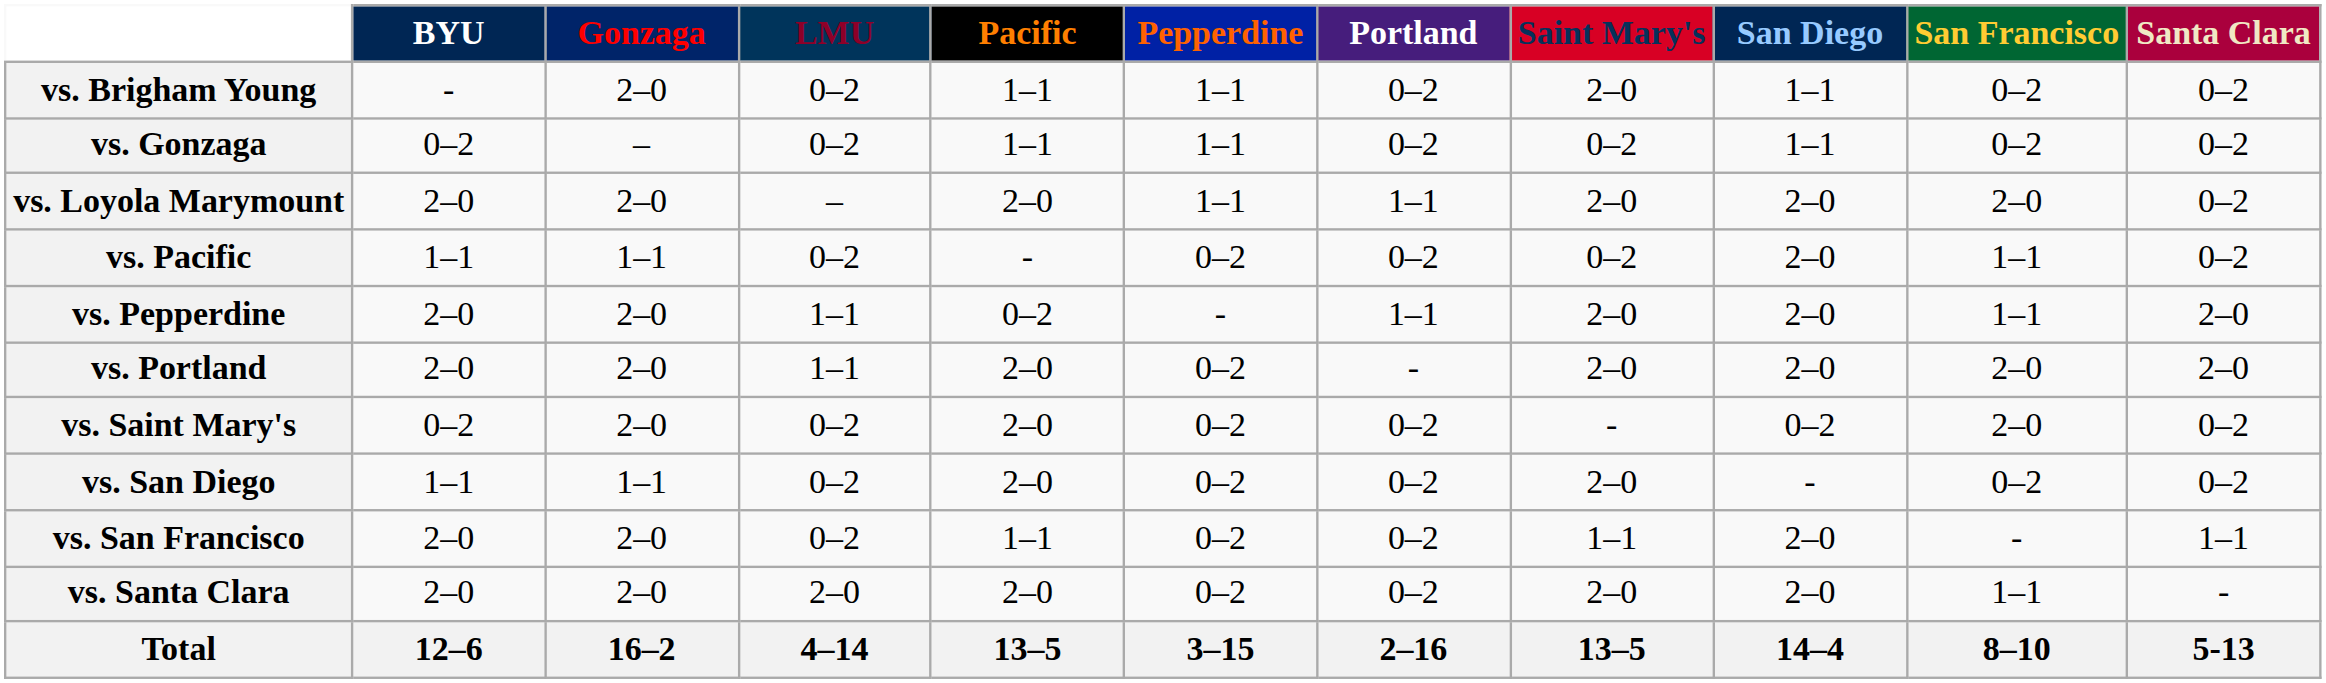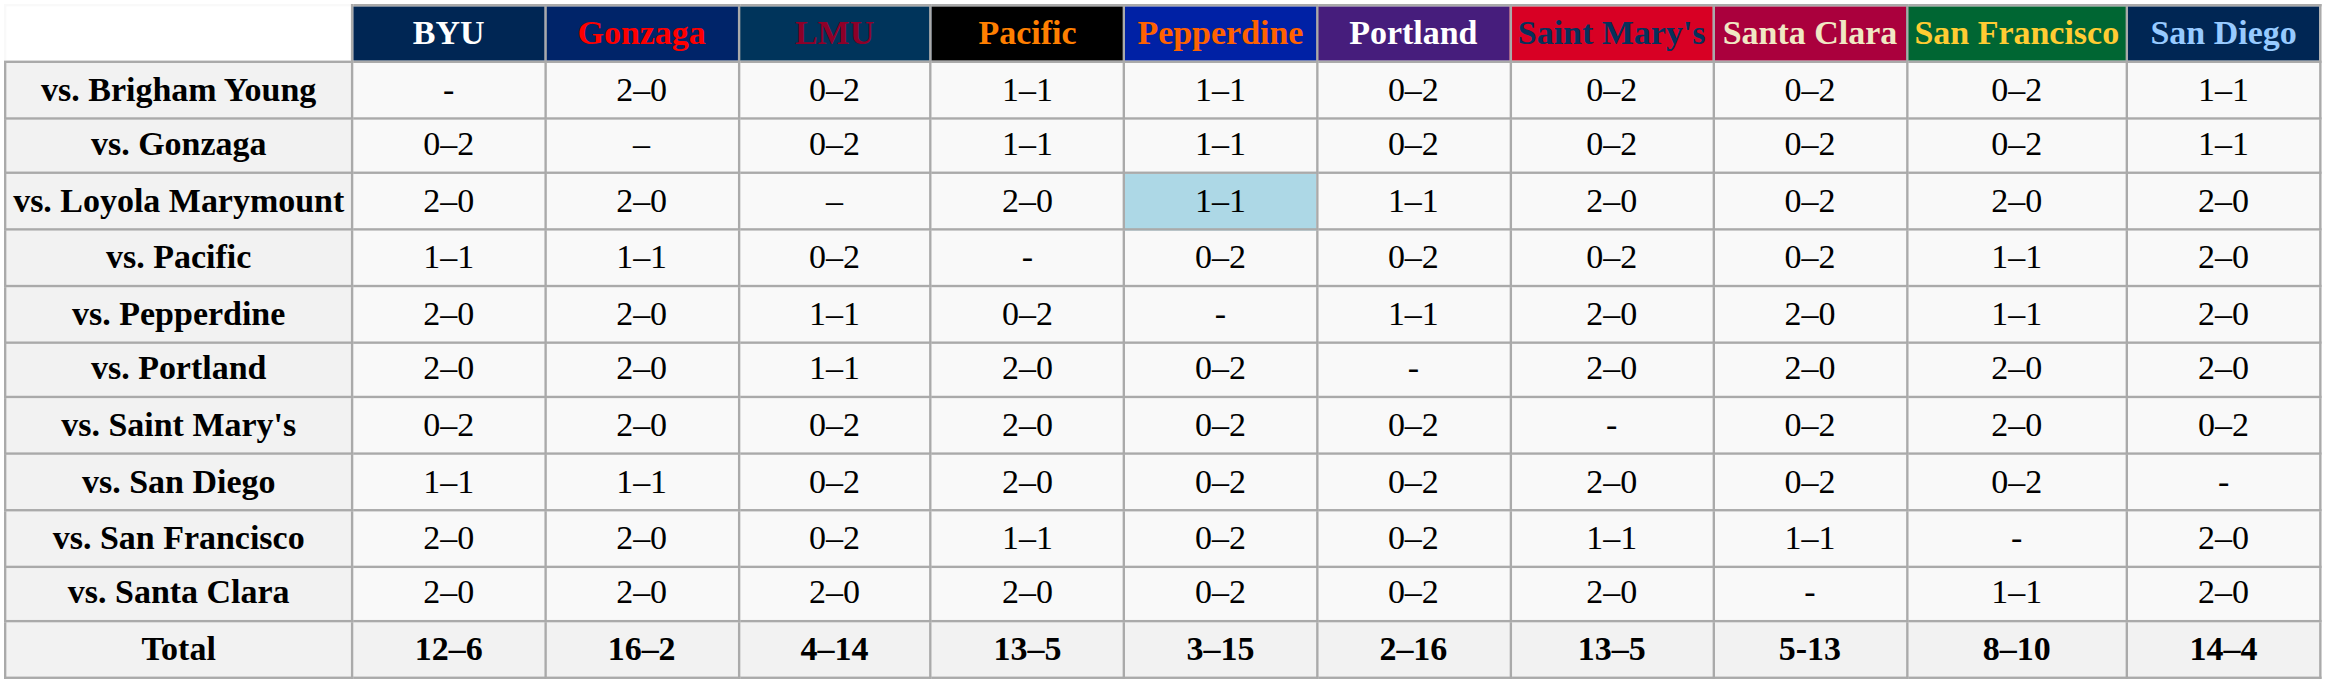columns swapped: (1810, 32) <-> (2224, 32)
(1612, 88) 2–0 -> (1612, 88) 0–2
(1220, 201) no background -> (1220, 201) lightblue background
